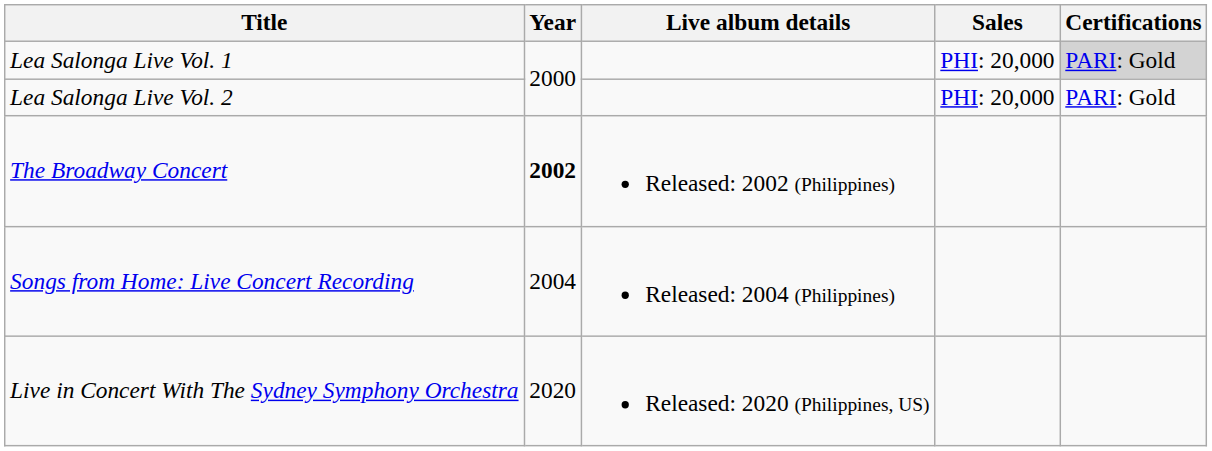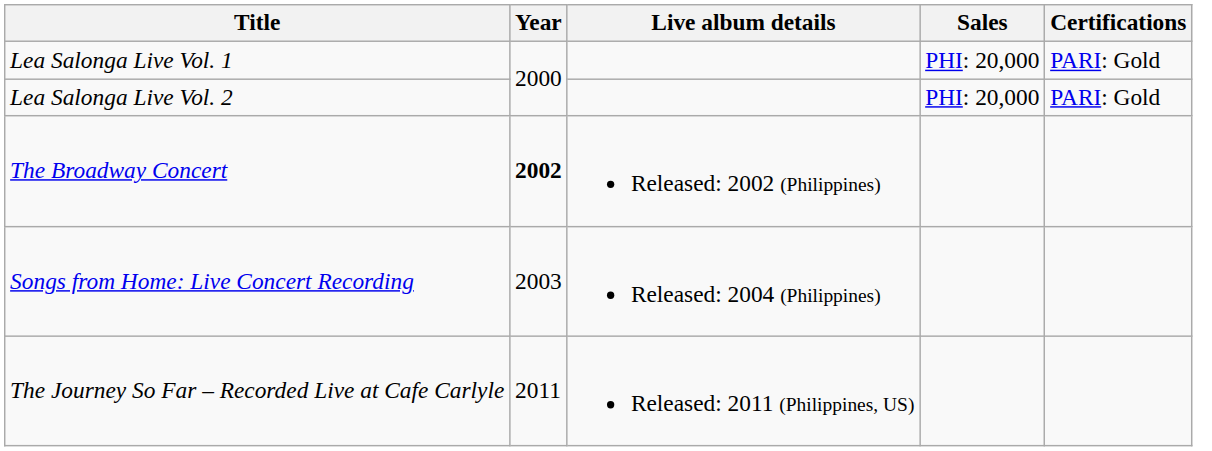(1120, 60) lightgrey background -> (1105, 60) no background
(553, 280) 2004 -> (538, 280) 2003
+ row: (257, 390)
- row: (264, 390)
